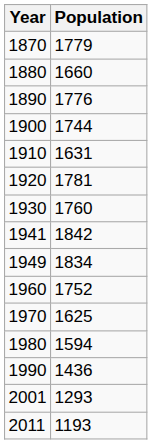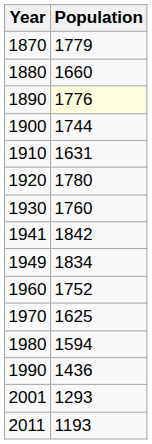(73, 99) no background -> (73, 99) lightyellow background
(73, 180) 1781 -> (73, 180) 1780
